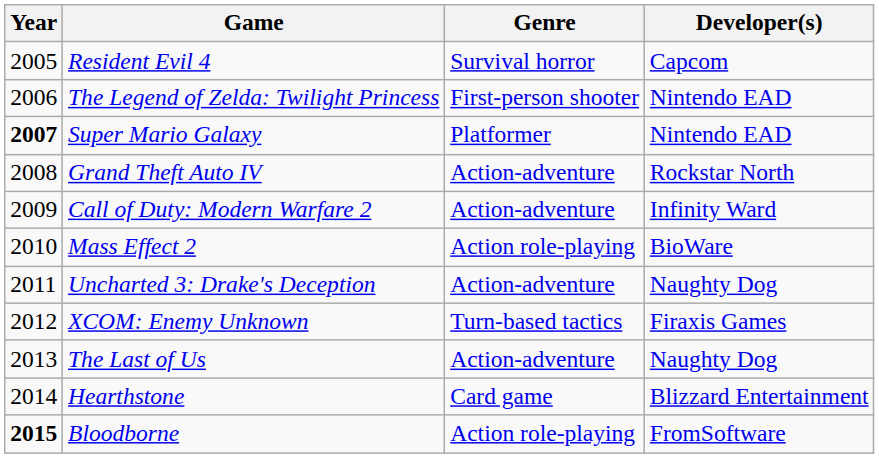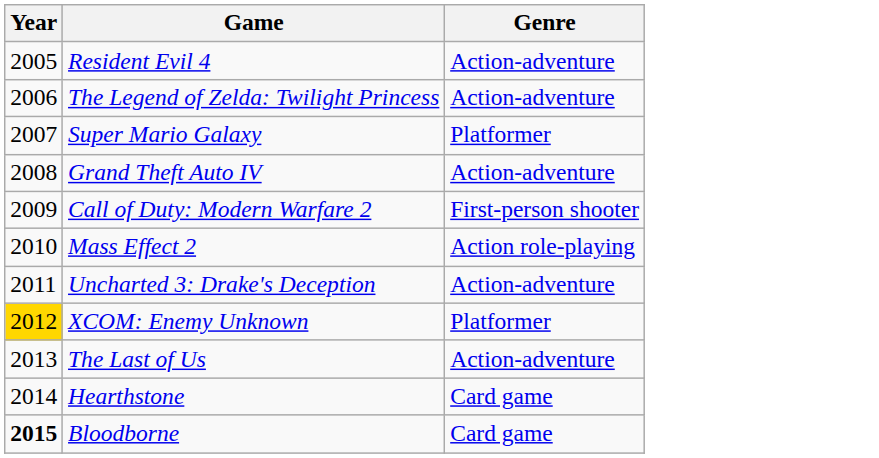- column: (759, 23)
(522, 60) Survival horror -> (532, 60) Action-adventure
(545, 97) First-person shooter -> (532, 97) Action-adventure
(34, 135) bold -> (34, 135) normal
(532, 209) Action-adventure -> (545, 209) First-person shooter
(34, 321) no background -> (34, 321) gold background
(536, 321) Turn-based tactics -> (500, 321) Platformer
(543, 433) Action role-playing -> (501, 433) Card game
